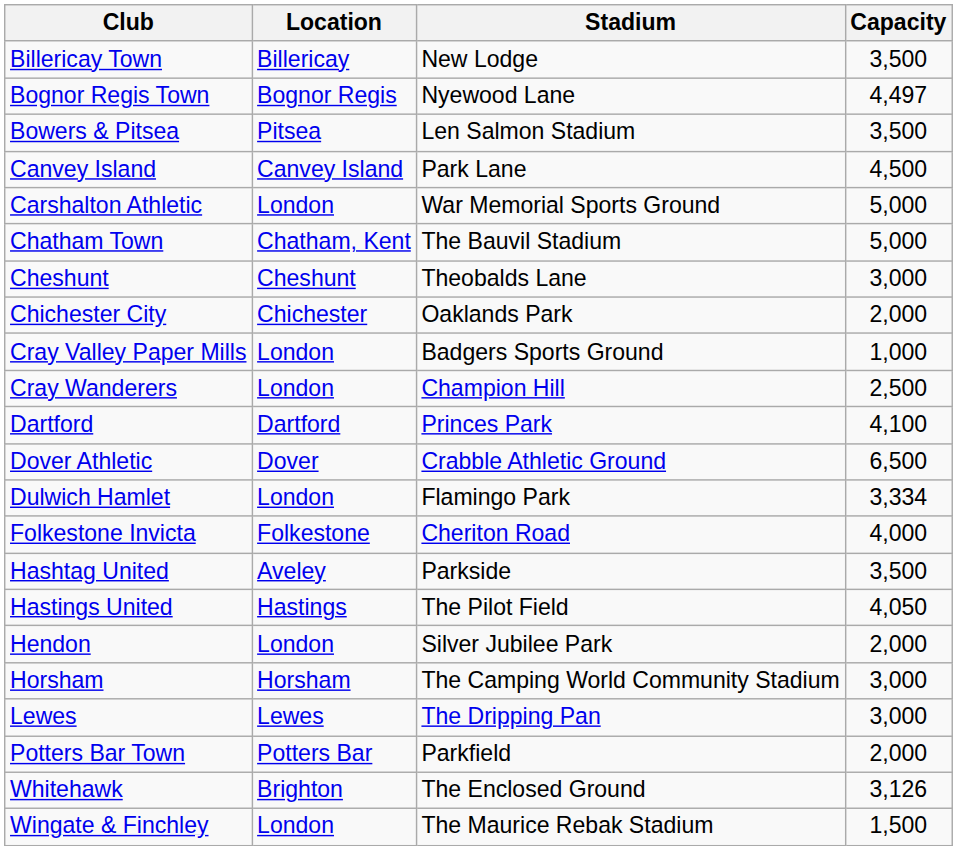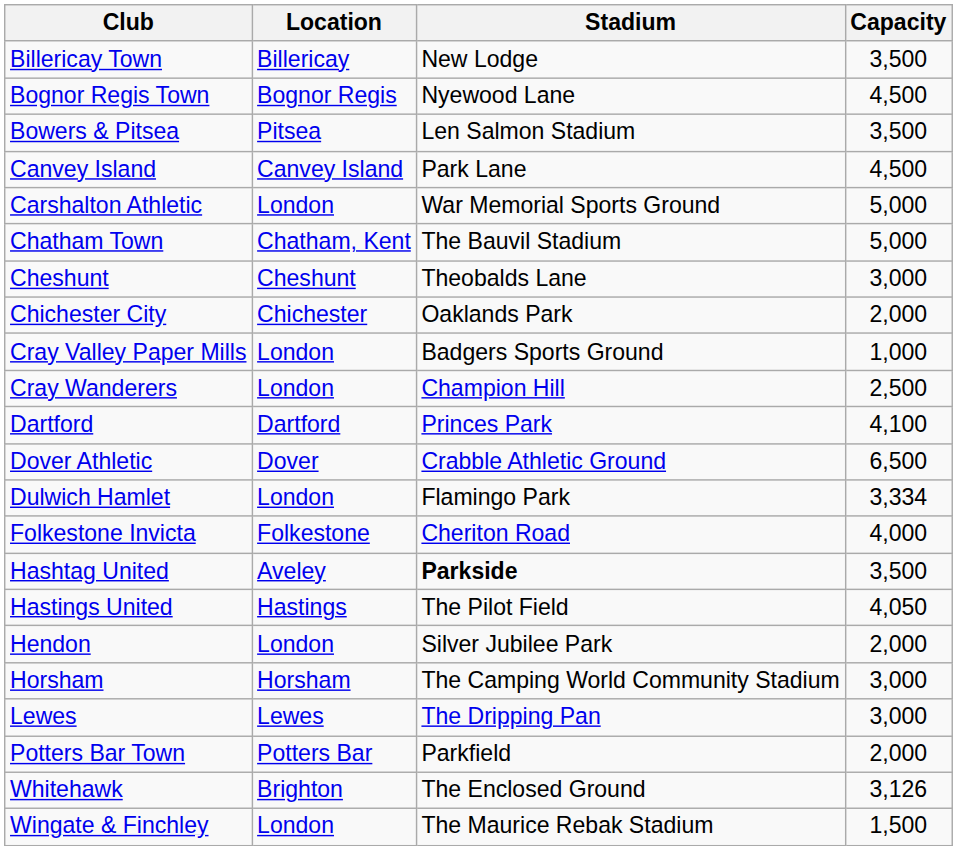(898, 95) 4,497 -> (898, 95) 4,500
(466, 570) normal -> (469, 570) bold
